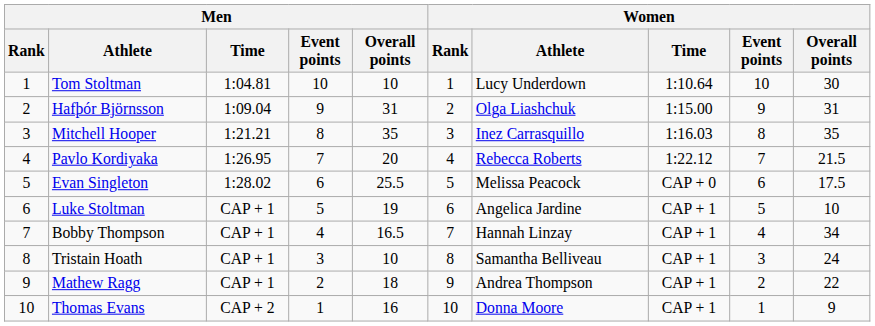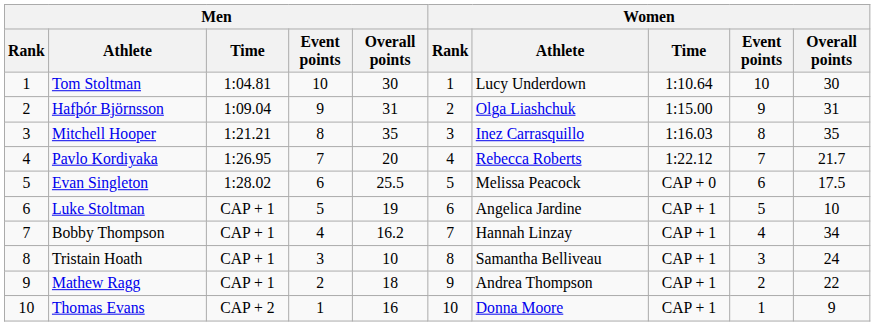(390, 84) 10 -> (390, 84) 30
(832, 158) 21.5 -> (832, 158) 21.7
(390, 233) 16.5 -> (390, 233) 16.2
